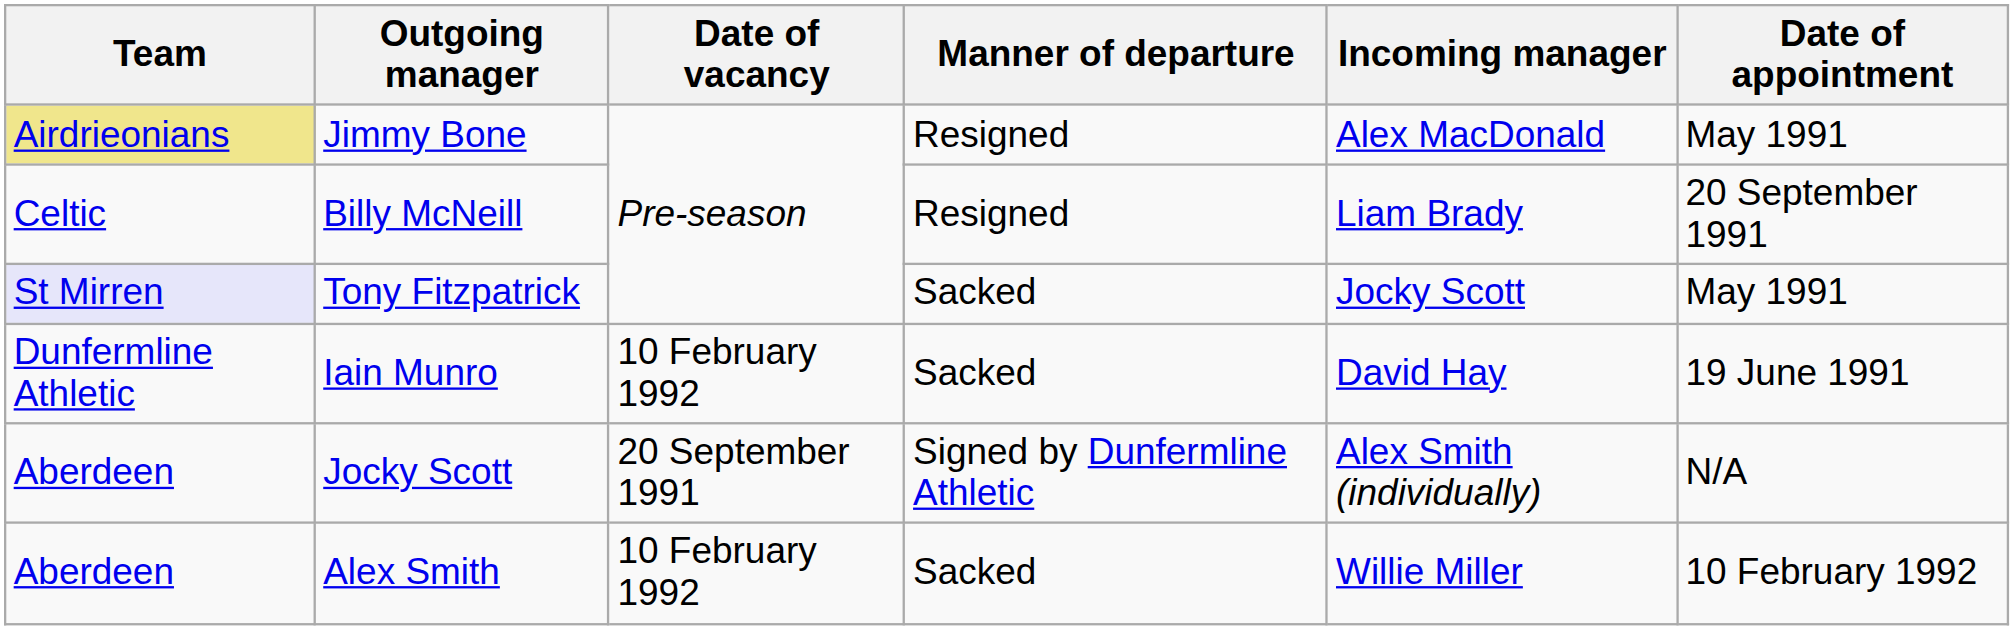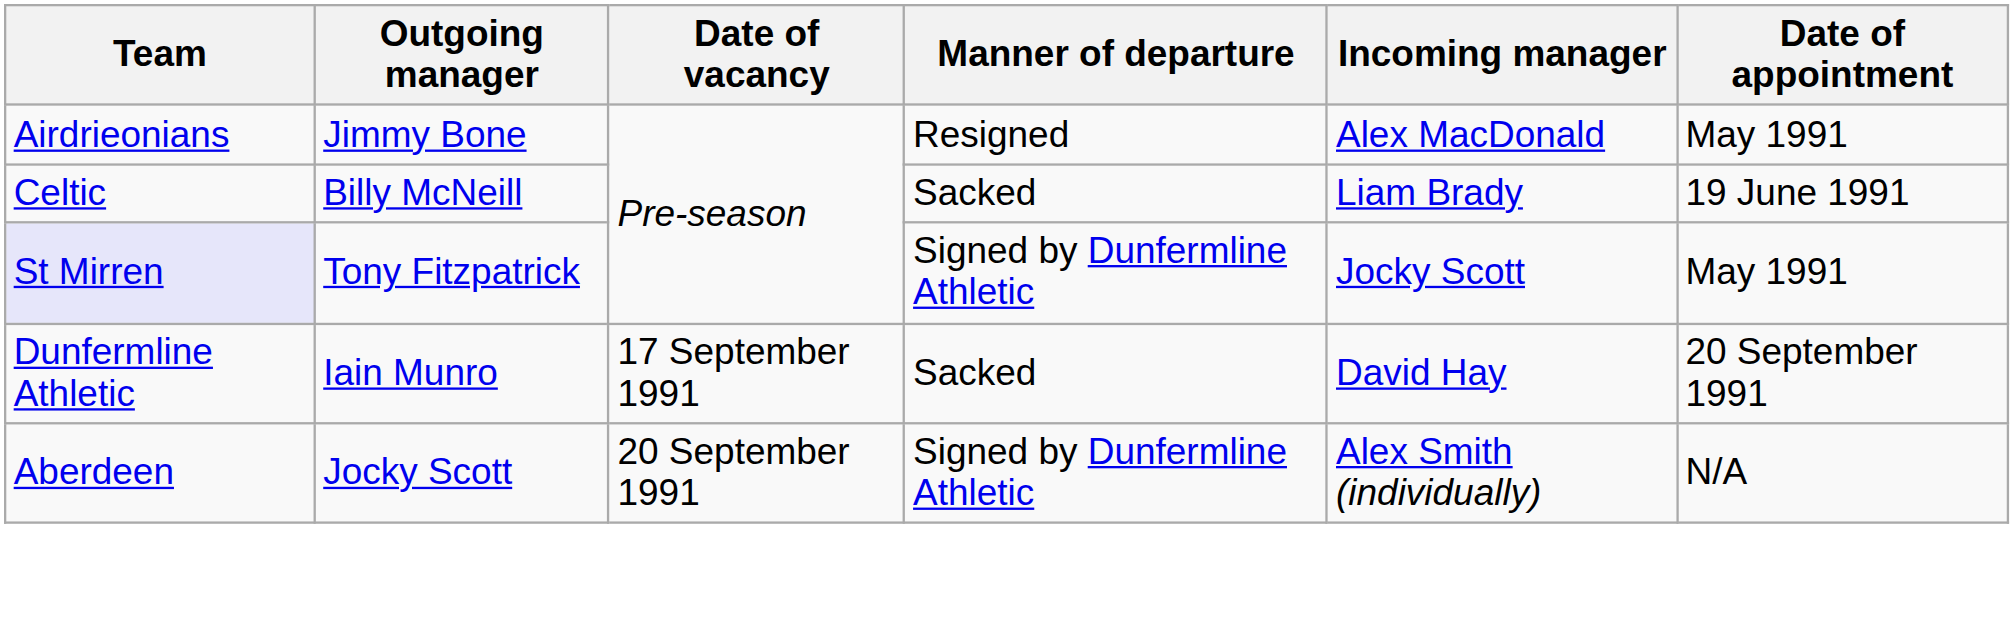(122, 134) khaki background -> (122, 134) no background
(991, 213) Resigned -> (975, 192) Sacked
(1802, 213) 20 September 1991 -> (1797, 192) 19 June 1991
(975, 292) Sacked -> (1100, 272) Signed by Dunfermline Athletic
(717, 372) 10 February 1992 -> (734, 372) 17 September 1991
(1797, 372) 19 June 1991 -> (1802, 372) 20 September 1991
- row: (412, 572)
